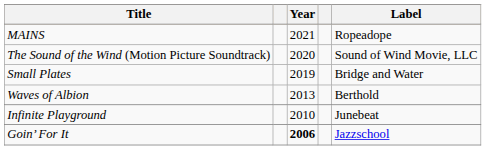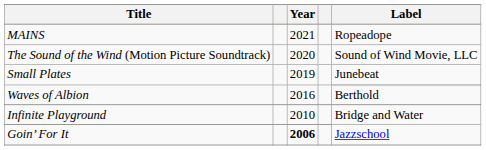(379, 74) Bridge and Water -> (357, 74) Junebeat
(302, 94) 2013 -> (302, 94) 2016
(357, 114) Junebeat -> (379, 114) Bridge and Water
